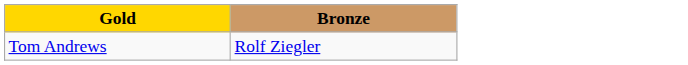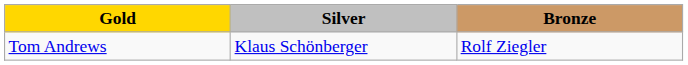+ column: (344, 18)
